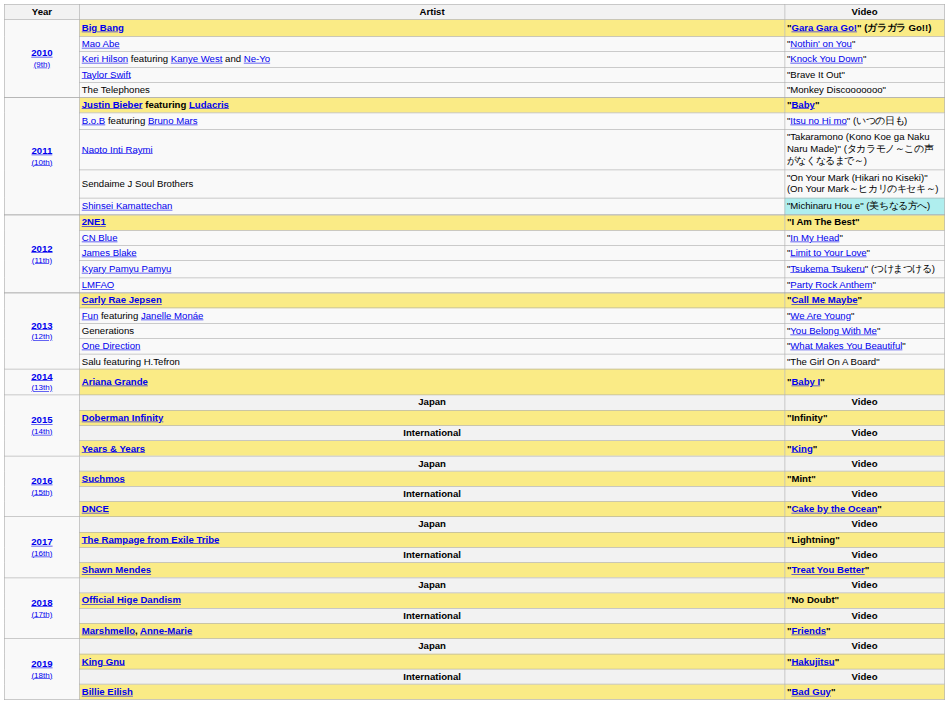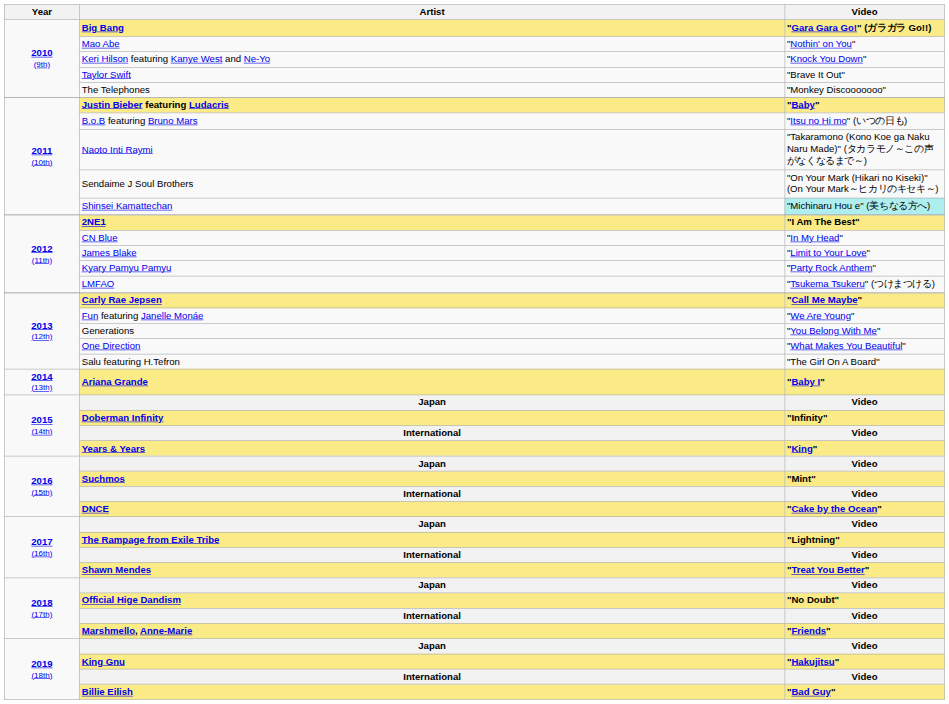(861, 269) "Tsukema Tsukeru" (つけまつける) -> (831, 268) "Party Rock Anthem"
(831, 285) "Party Rock Anthem" -> (861, 284) "Tsukema Tsukeru" (つけまつける)
